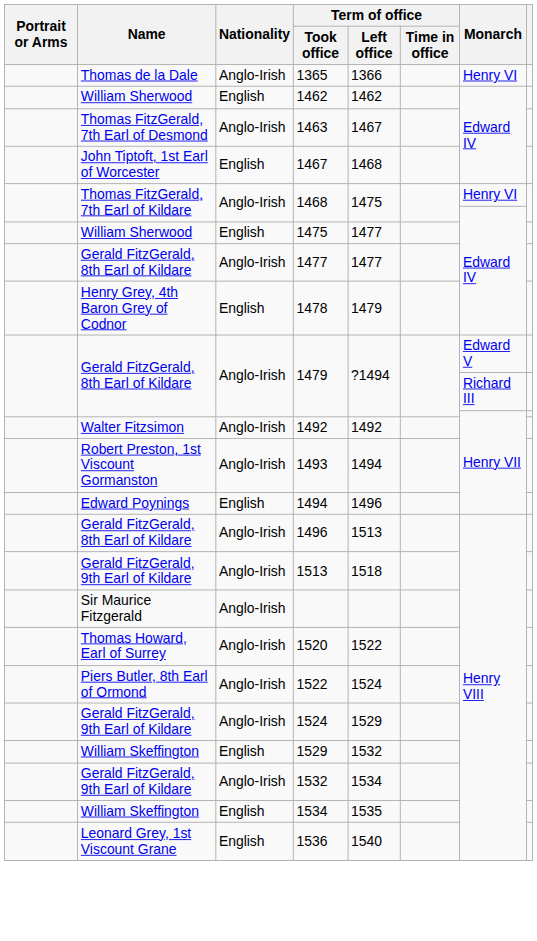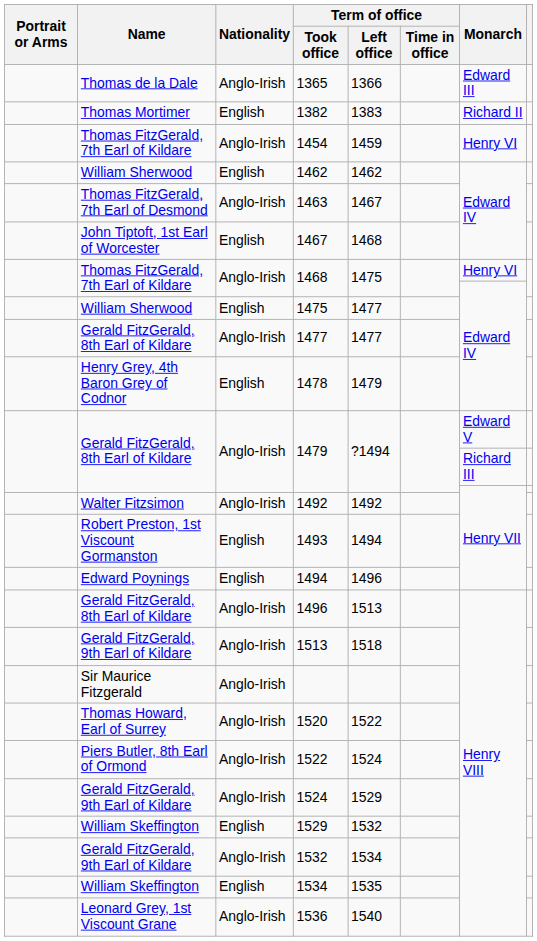(490, 75) Henry VI -> (487, 83) Edward III
+ row: (135, 113)
+ row: (142, 142)
(252, 465) Anglo-Irish -> (242, 541) English
(242, 841) English -> (252, 916) Anglo-Irish
